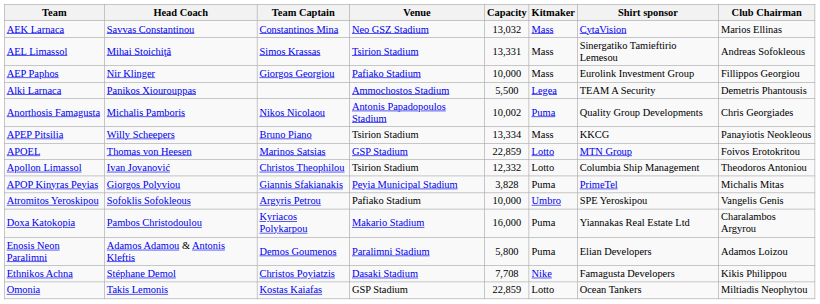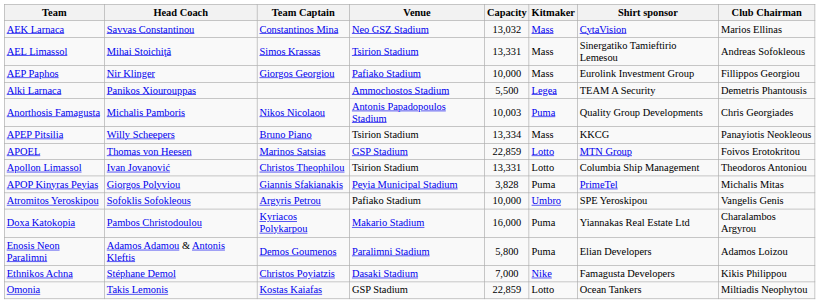(507, 112) 10,002 -> (507, 112) 10,003
(507, 168) 12,332 -> (507, 168) 13,331
(507, 273) 7,708 -> (507, 273) 7,000
